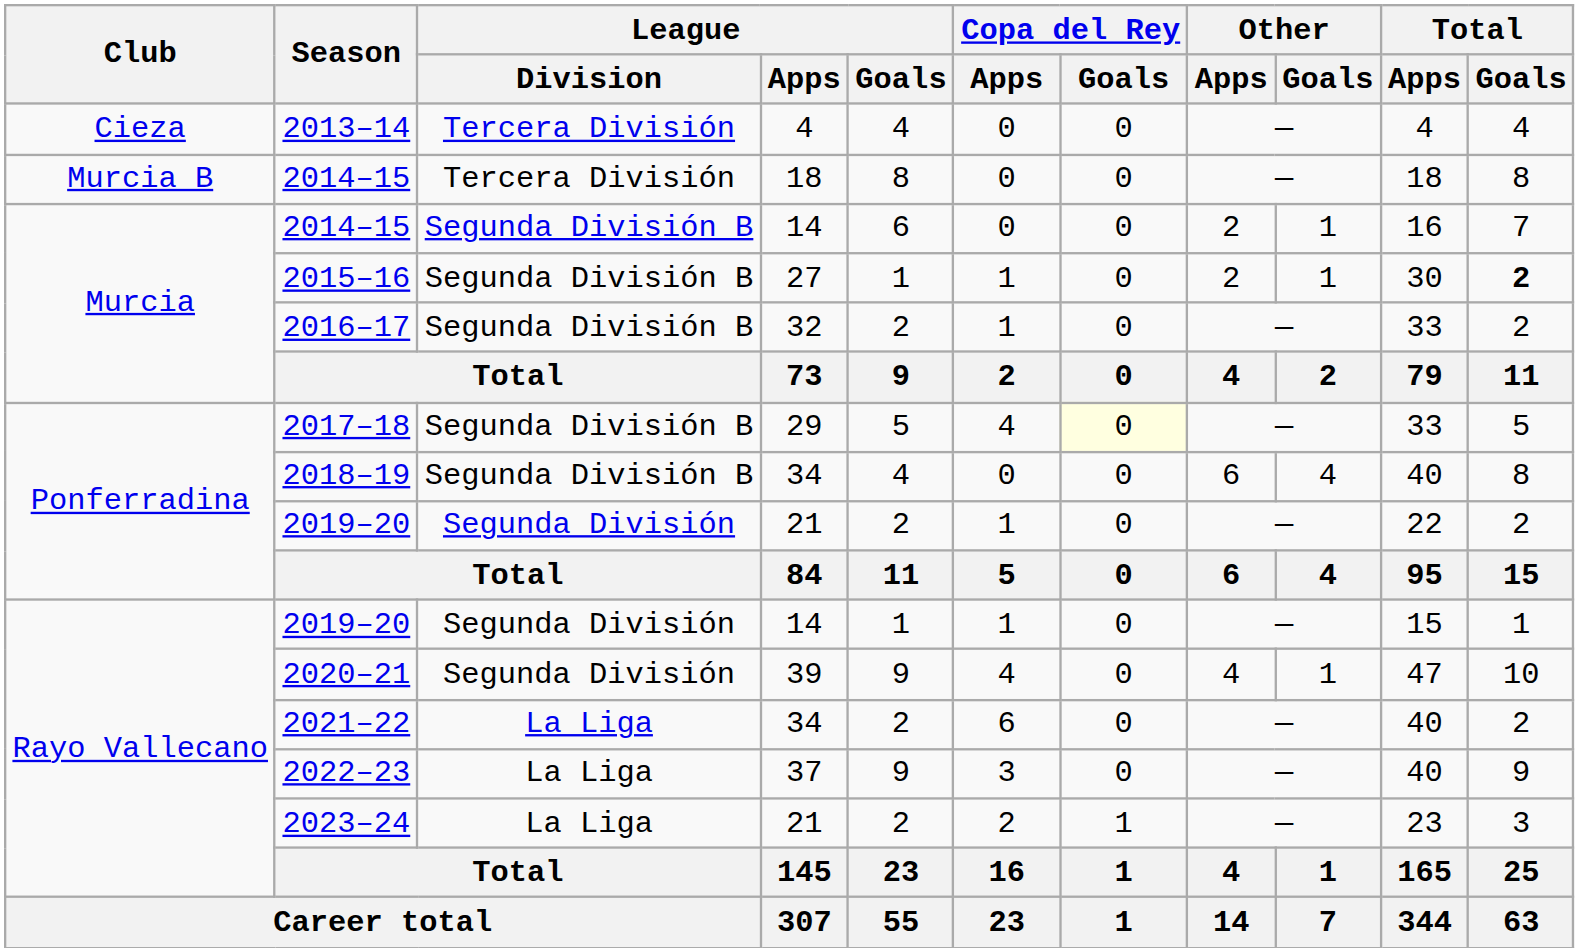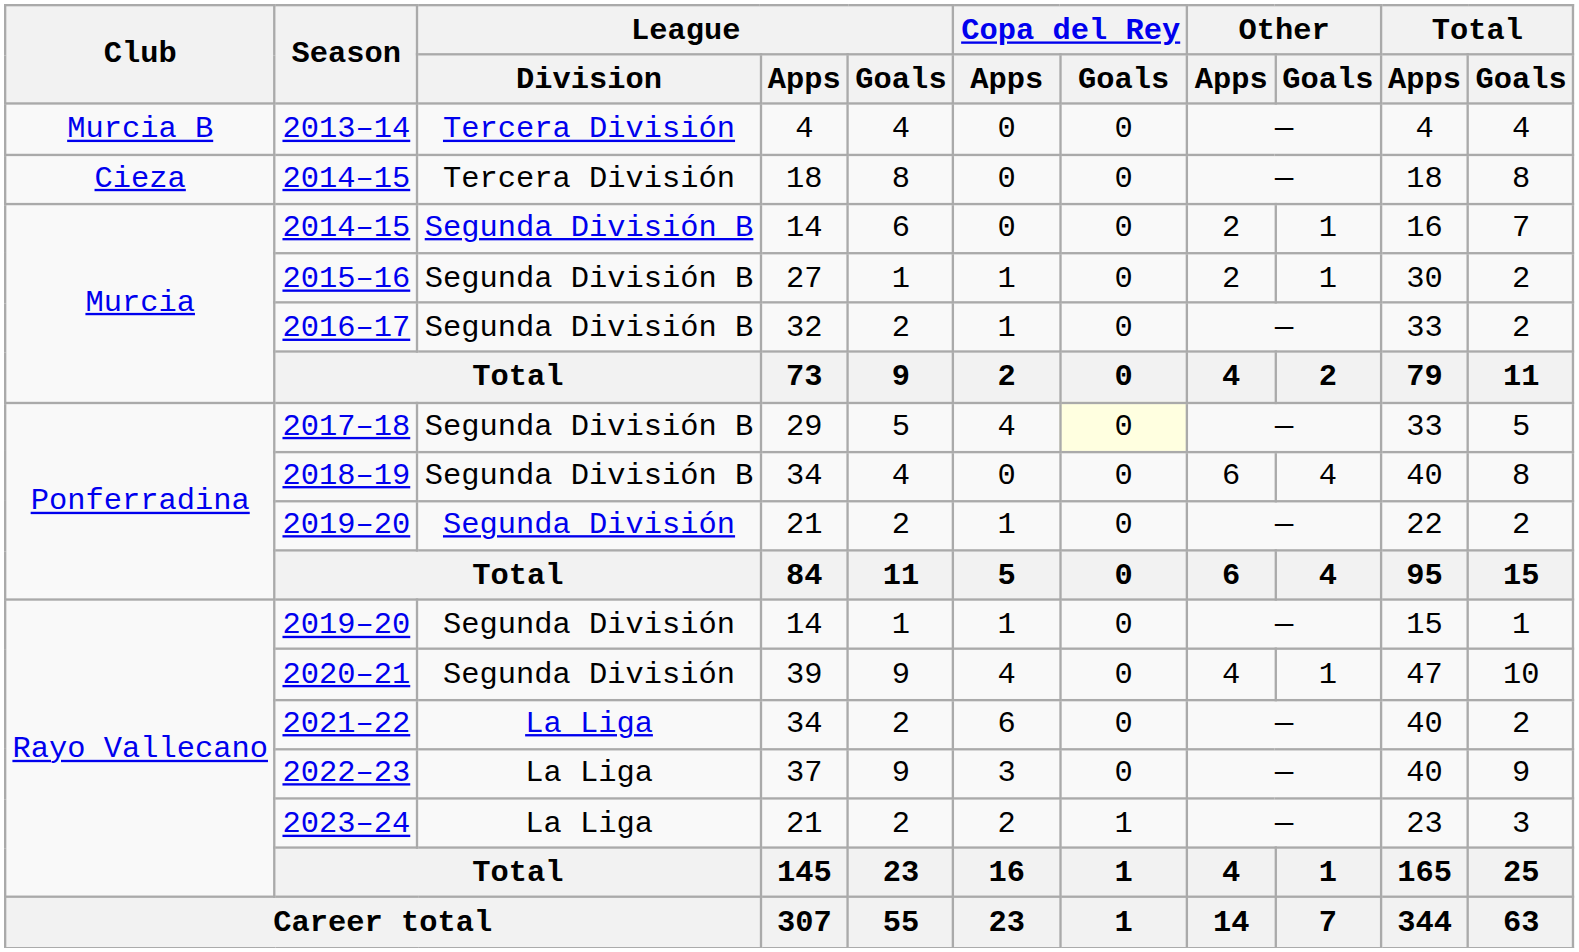(140, 129) Cieza -> (140, 129) Murcia B
(140, 179) Murcia B -> (140, 179) Cieza
(1521, 278) bold -> (1521, 278) normal
